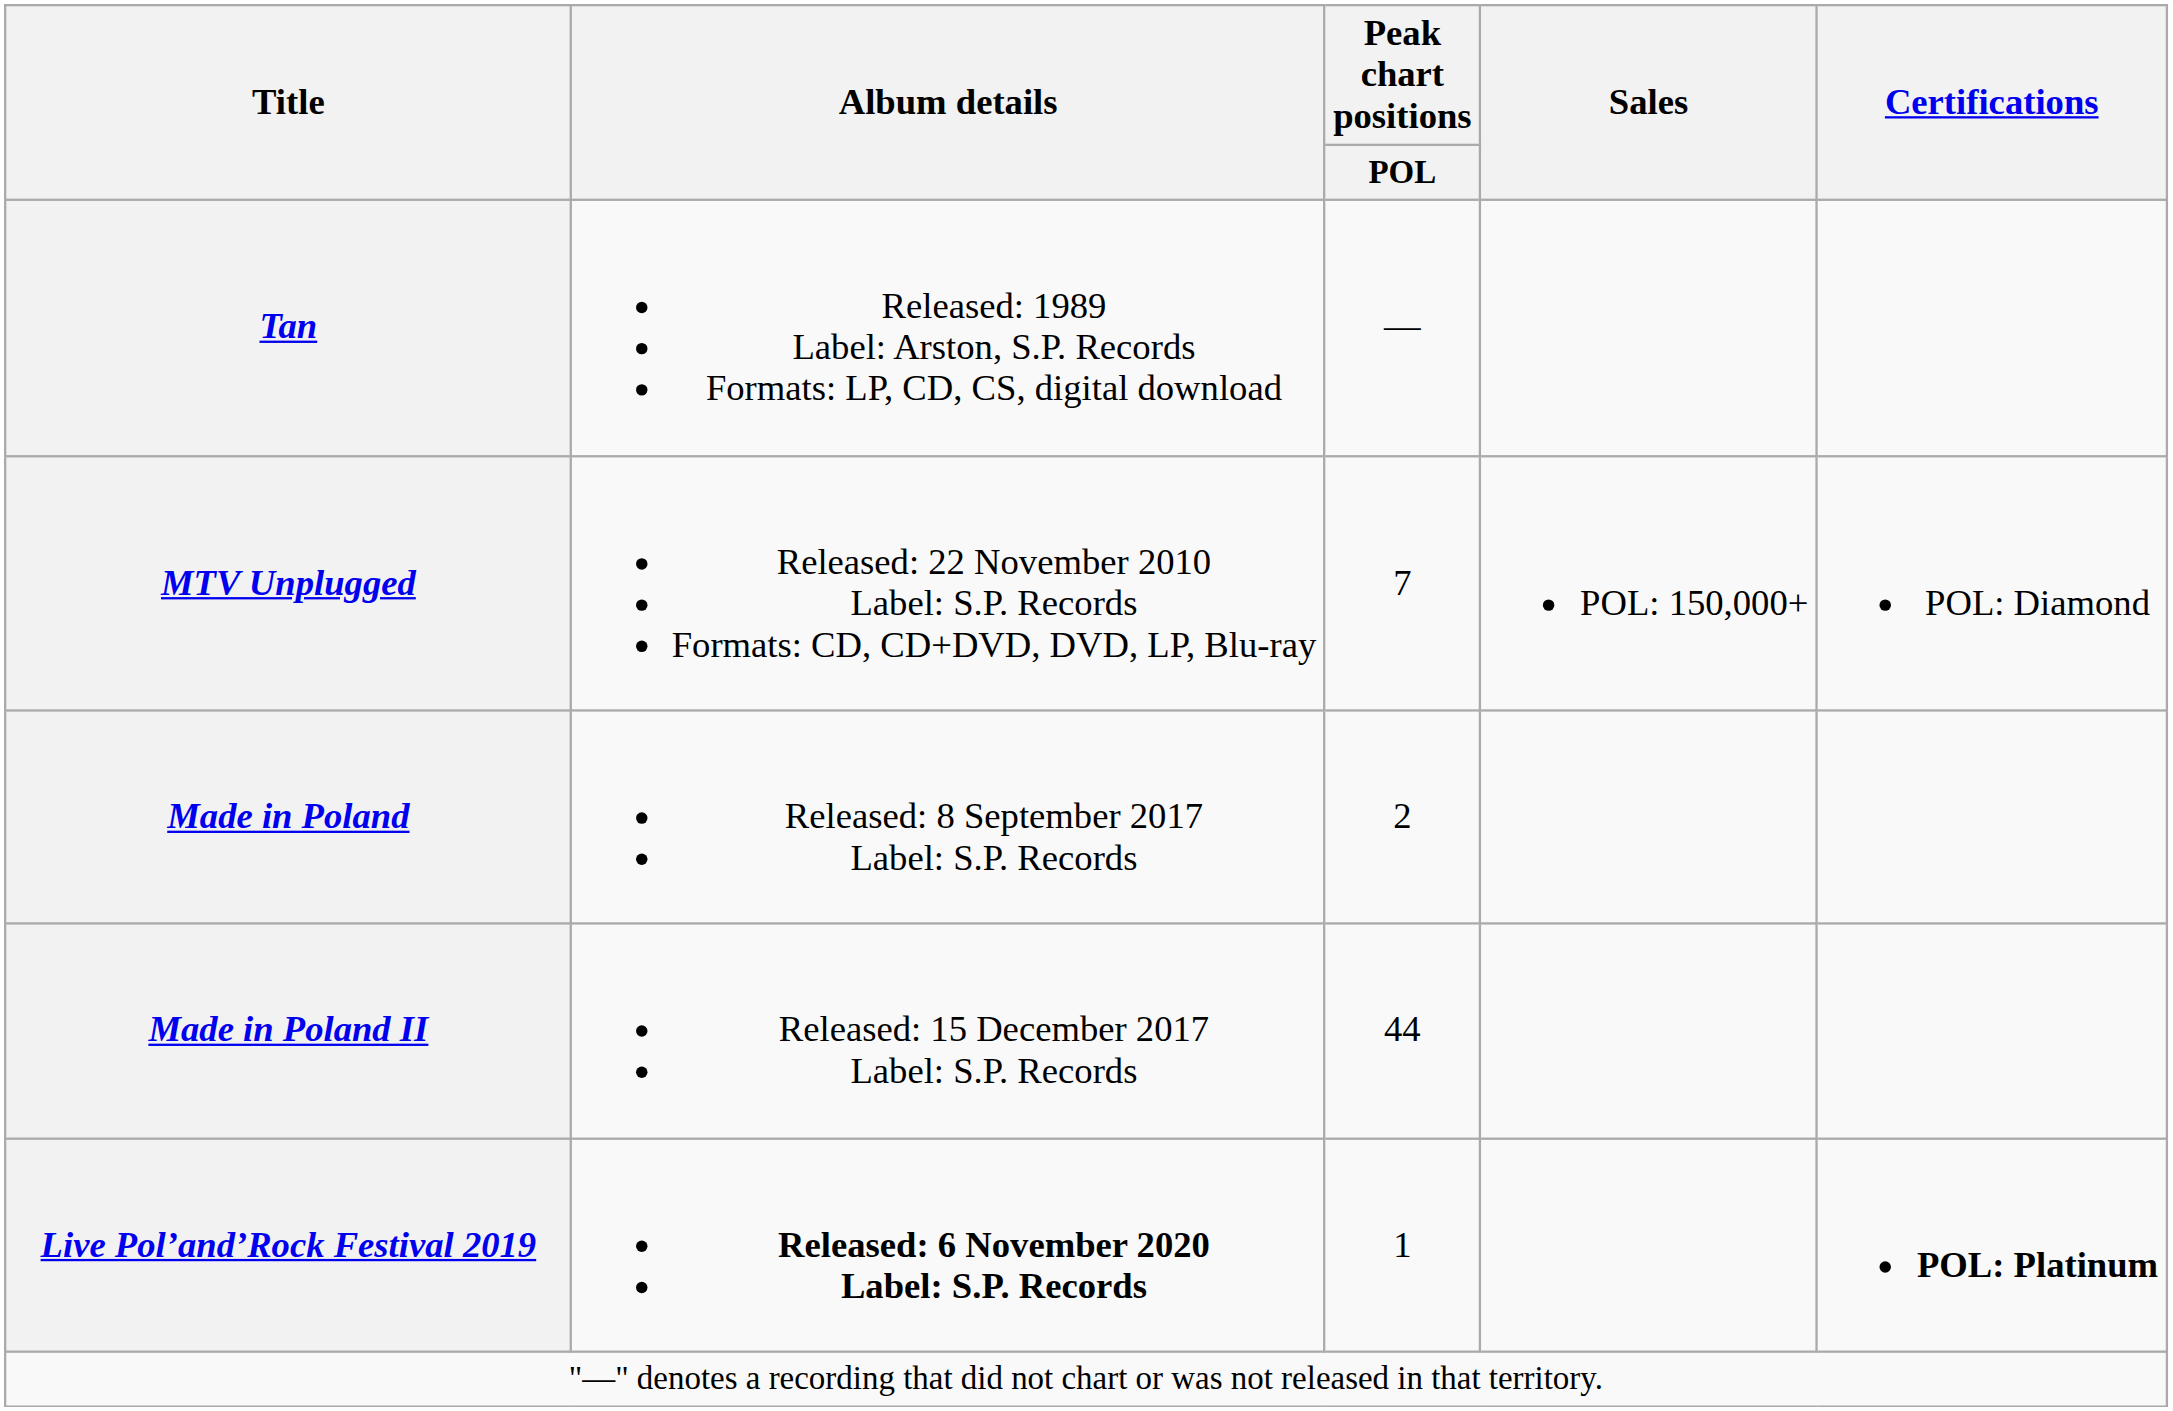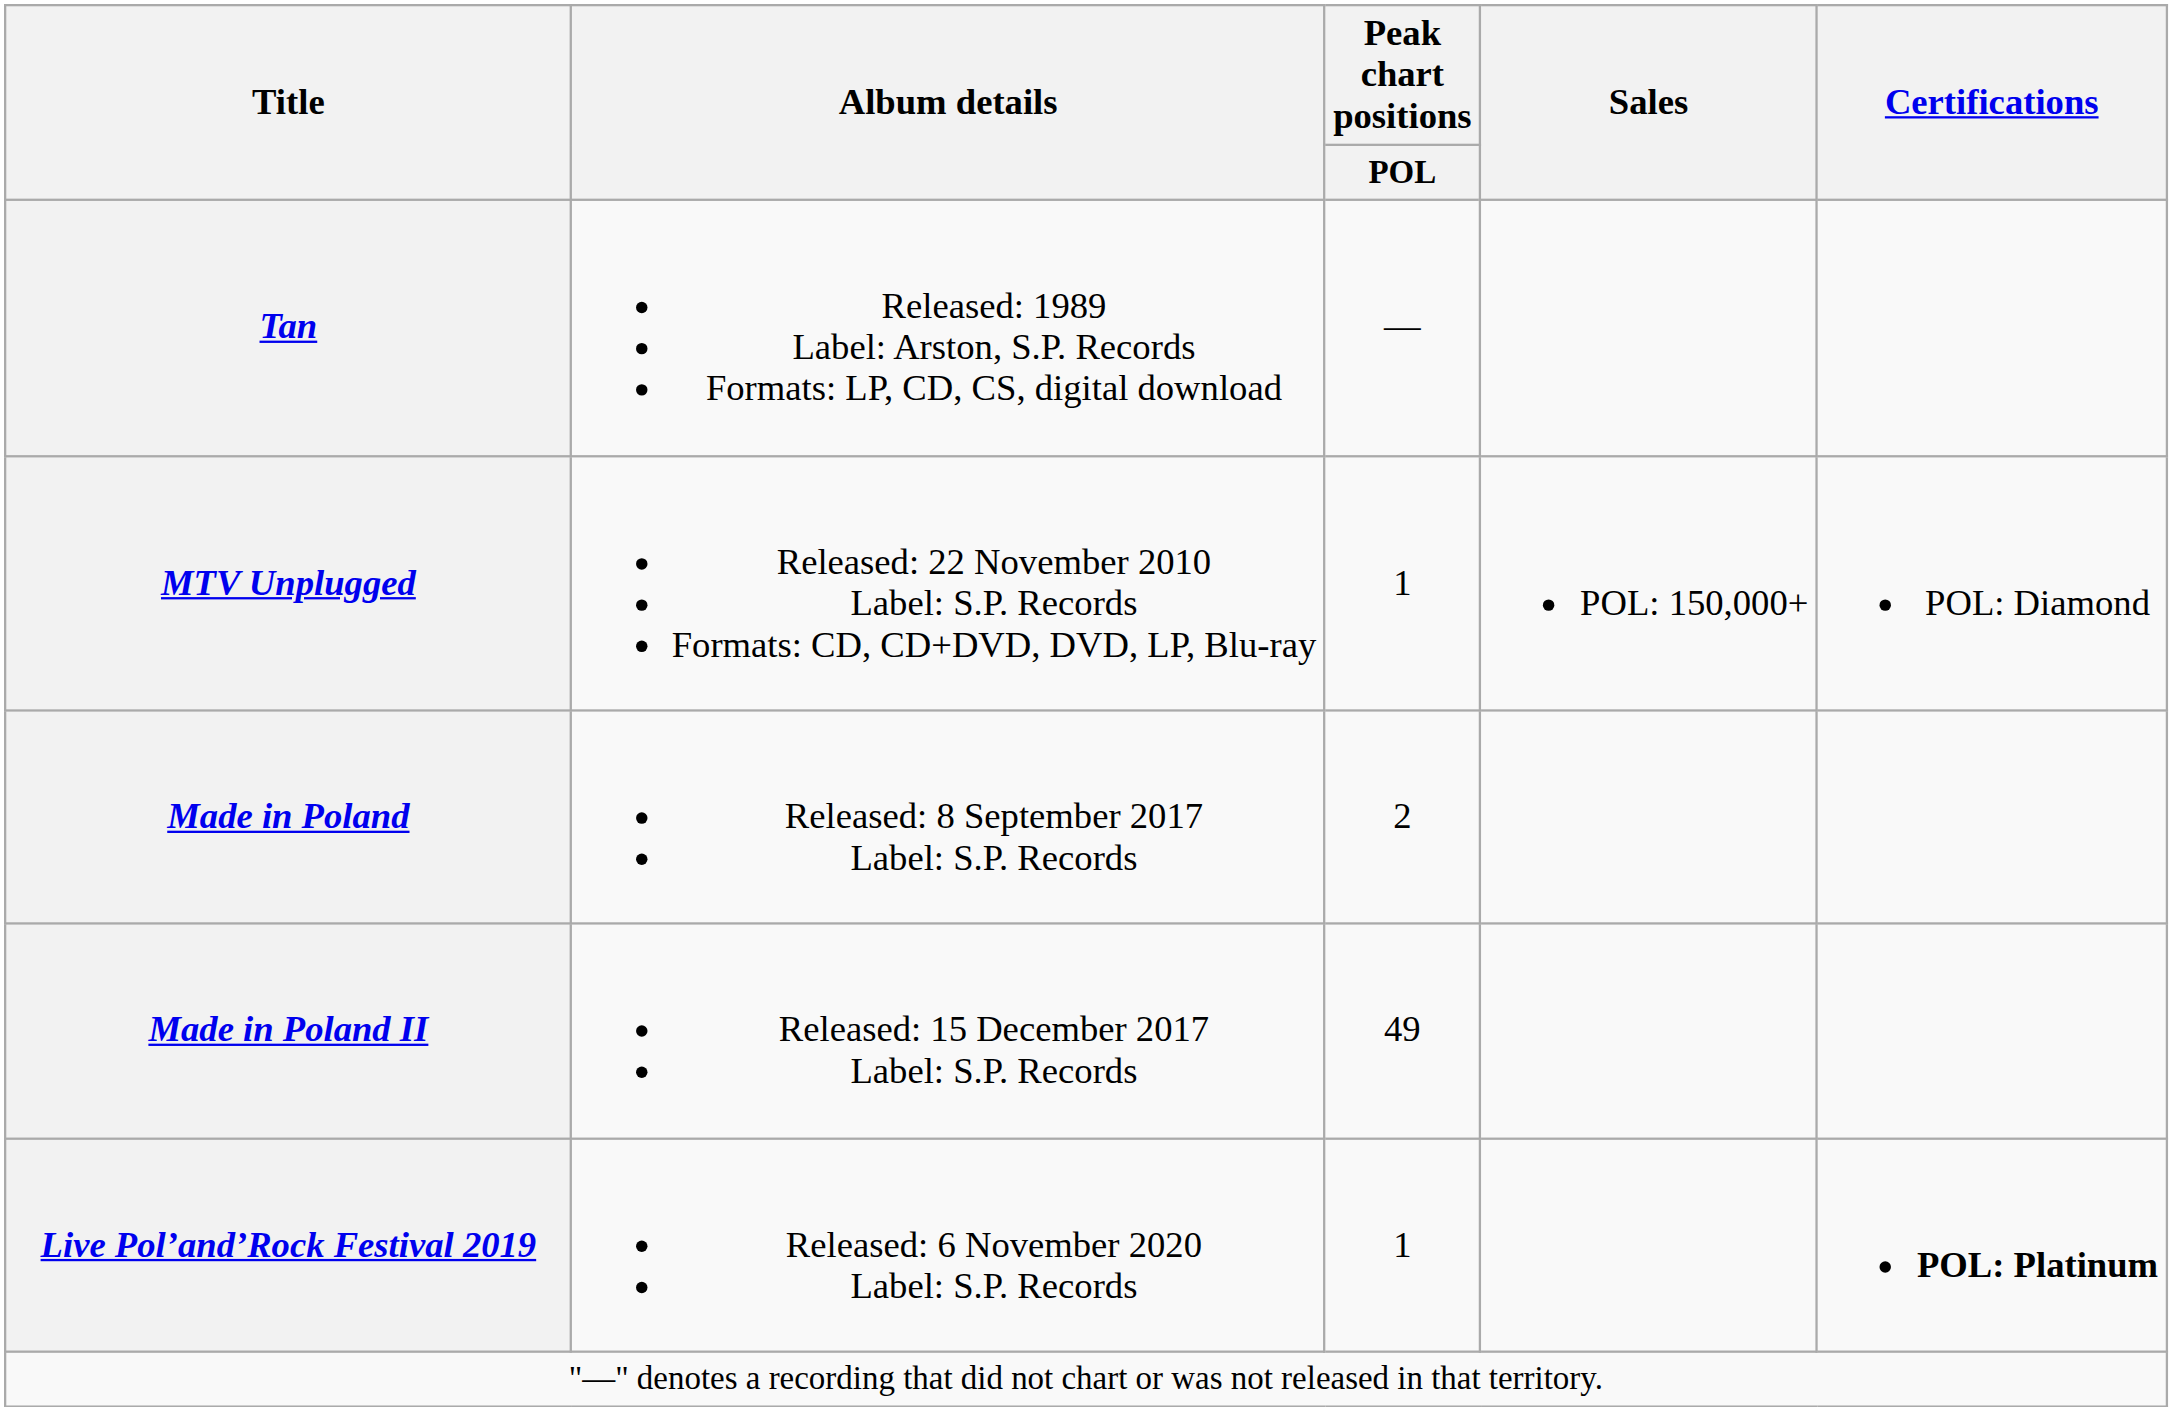(1402, 582) 7 -> (1402, 582) 1
(1402, 1030) 44 -> (1402, 1030) 49
(948, 1265) bold -> (948, 1265) normal
